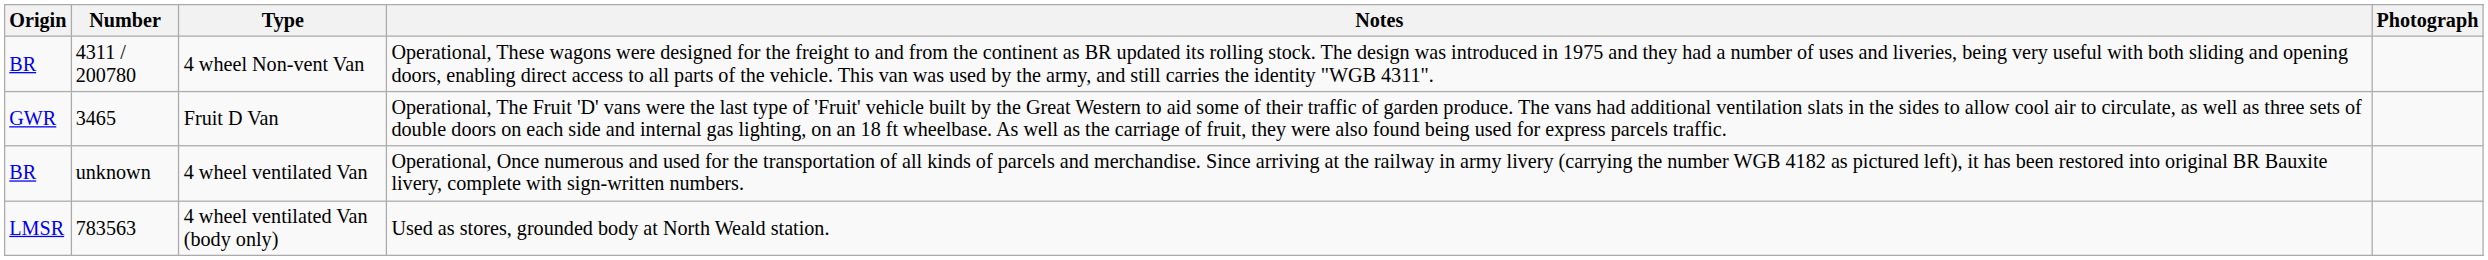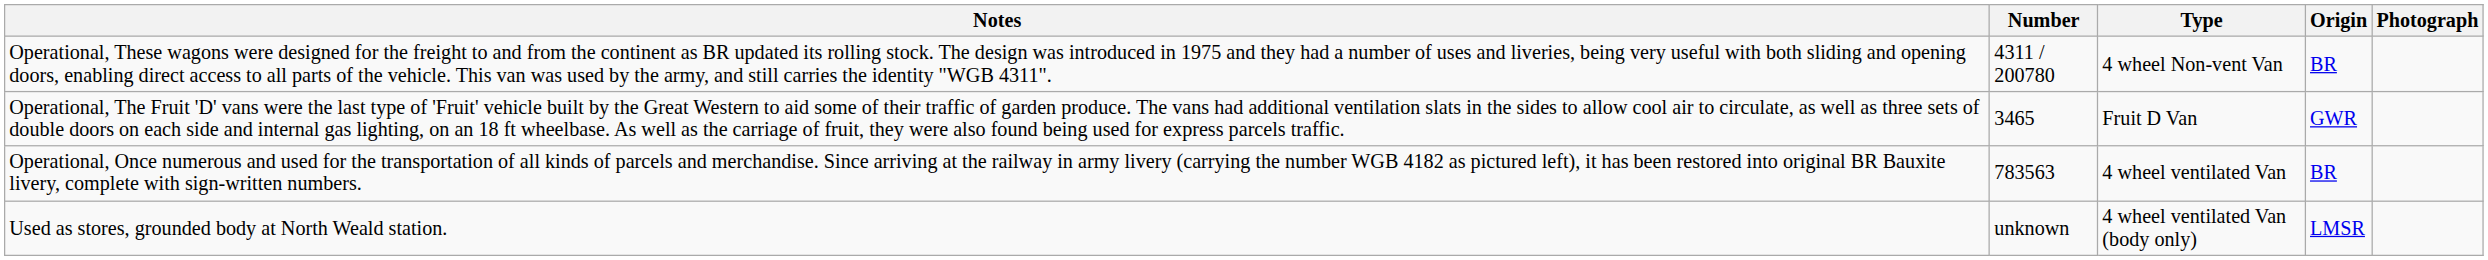columns swapped: (38, 20) <-> (1379, 20)
(113, 173) unknown -> (2025, 173) 783563
(106, 227) 783563 -> (2032, 227) unknown
